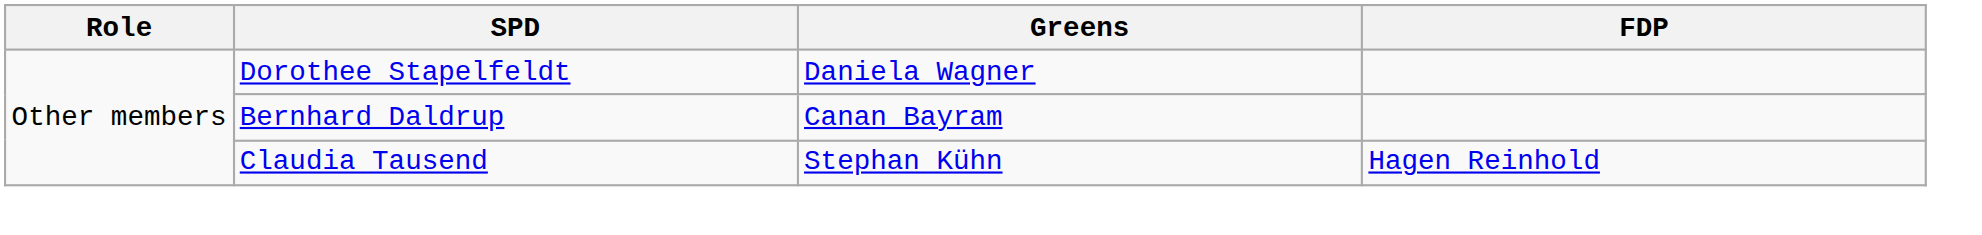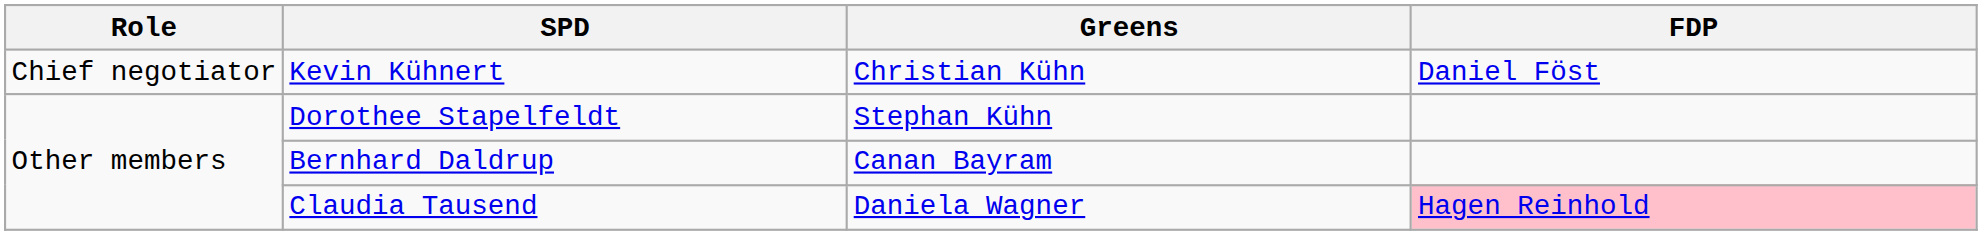+ row: (397, 72)
(920, 72) Daniela Wagner -> (953, 117) Stephan Kühn
(903, 162) Stephan Kühn -> (969, 207) Daniela Wagner
(1484, 162) no background -> (1534, 207) pink background
